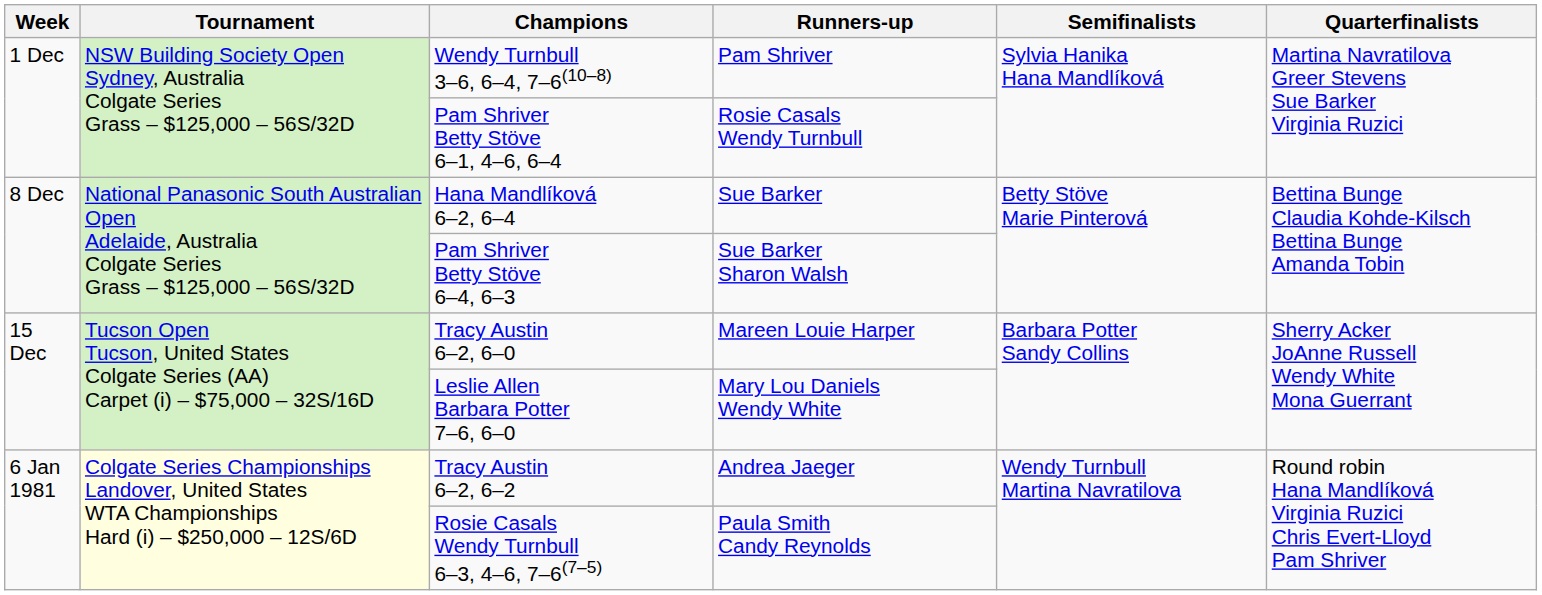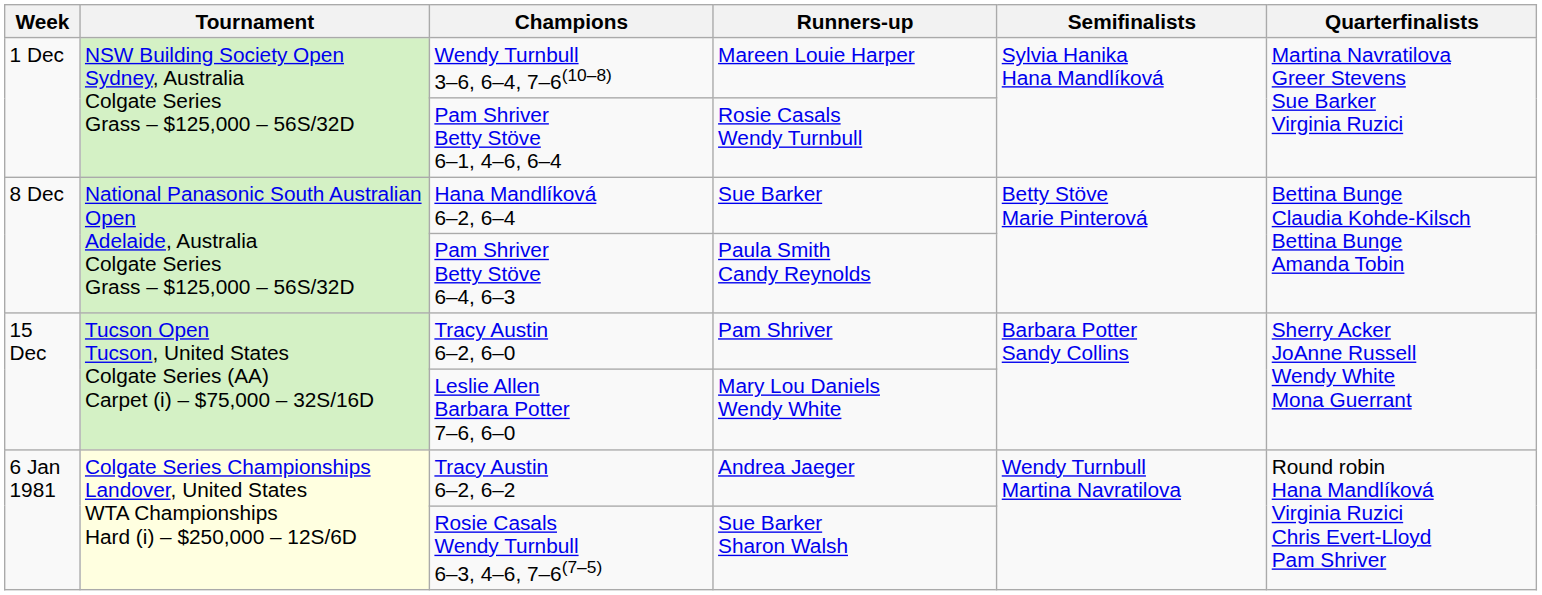(775, 54) Pam Shriver -> (816, 54) Mareen Louie Harper
(783, 262) Sue Barker Sharon Walsh -> (794, 262) Paula Smith Candy Reynolds
(816, 330) Mareen Louie Harper -> (775, 330) Pam Shriver
(794, 534) Paula Smith Candy Reynolds -> (783, 534) Sue Barker Sharon Walsh
